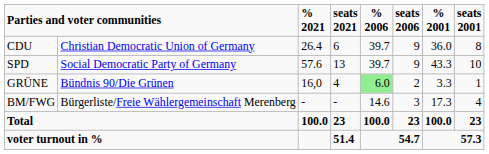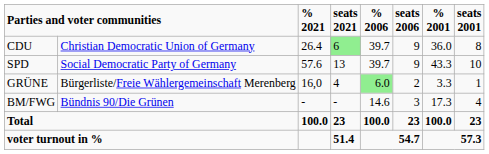(336, 45) no background -> (336, 45) lightgreen background
(117, 83) Bündnis 90/Die Grünen -> (178, 83) Bürgerliste/Freie Wählergemeinschaft Merenberg
(178, 102) Bürgerliste/Freie Wählergemeinschaft Merenberg -> (117, 102) Bündnis 90/Die Grünen
